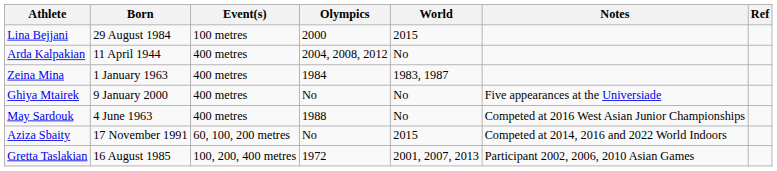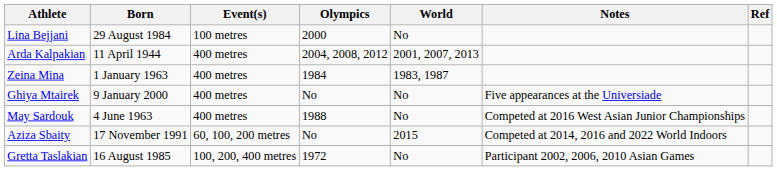(406, 35) 2015 -> (401, 35) No
(401, 55) No -> (436, 55) 2001, 2007, 2013
(436, 156) 2001, 2007, 2013 -> (401, 156) No
